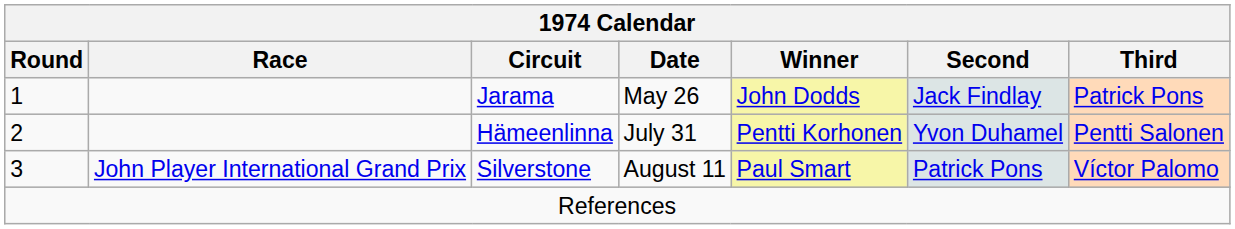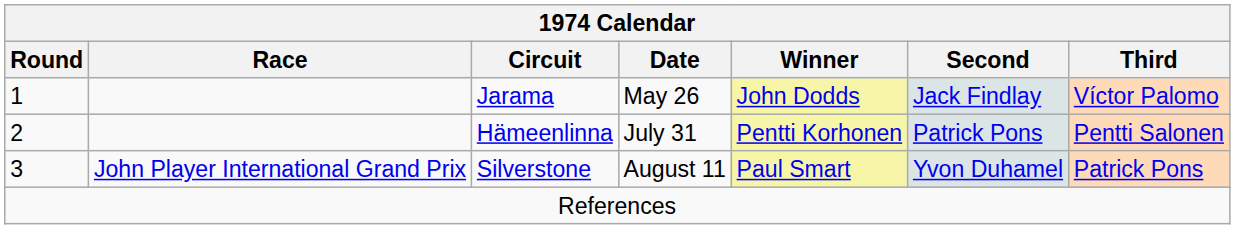(1139, 96) Patrick Pons -> (1146, 96) Víctor Palomo
(988, 133) Yvon Duhamel -> (978, 133) Patrick Pons
(978, 170) Patrick Pons -> (988, 170) Yvon Duhamel
(1146, 170) Víctor Palomo -> (1139, 170) Patrick Pons
